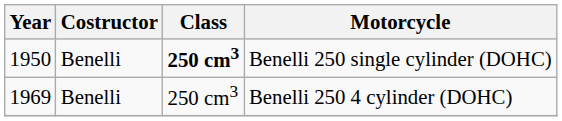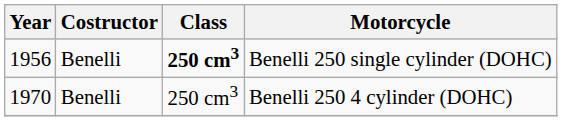(30, 58) 1950 -> (30, 58) 1956
(30, 96) 1969 -> (30, 96) 1970
